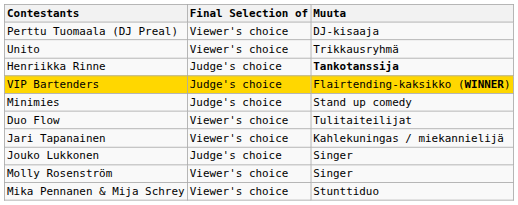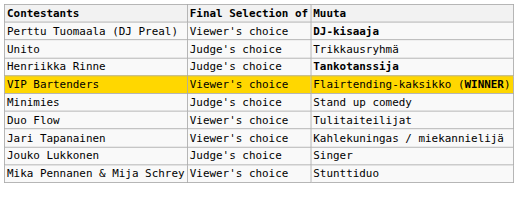(346, 31) normal -> (346, 31) bold
(239, 49) Viewer's choice -> (236, 49) Judge's choice
(236, 85) Judge's choice -> (239, 85) Viewer's choice
- row: (60, 173)
